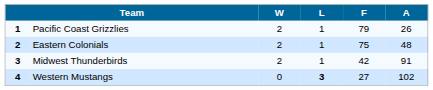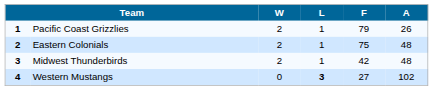(406, 61) 91 -> (406, 61) 48
